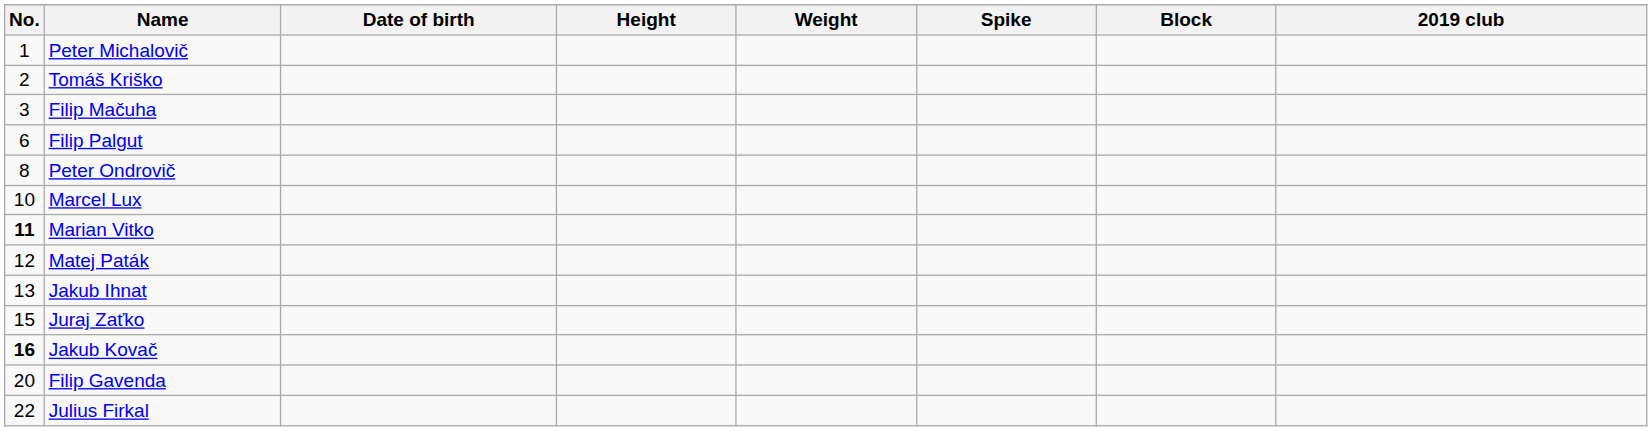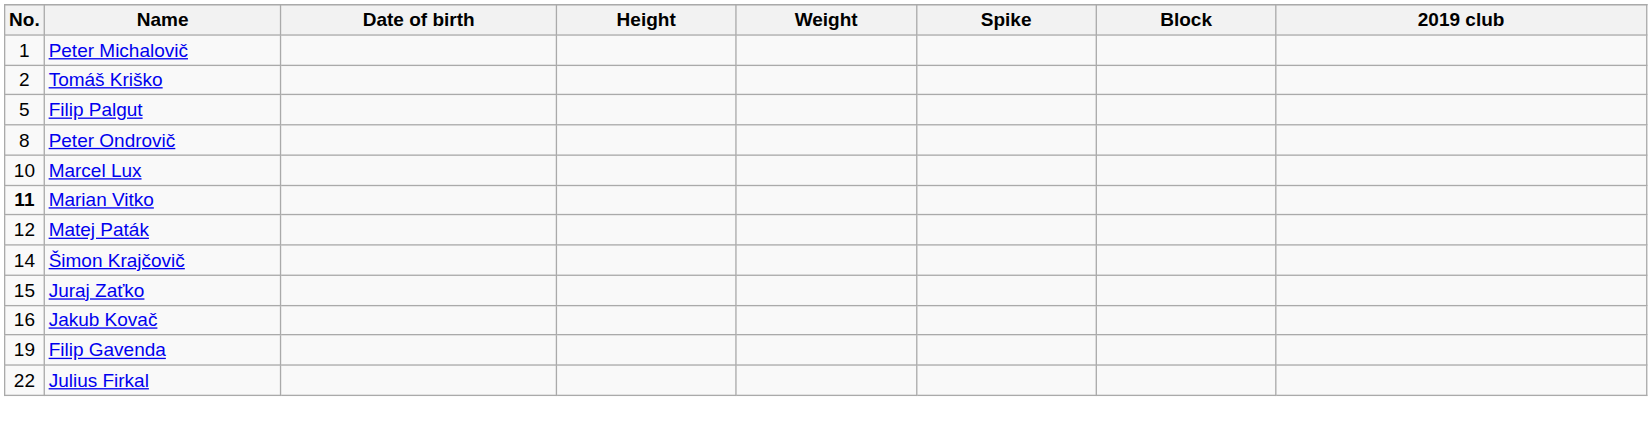- row: (102, 110)
(24, 140) 6 -> (24, 110) 5
- row: (98, 290)
+ row: (117, 260)
(24, 350) bold -> (24, 320) normal
(24, 380) 20 -> (24, 350) 19
